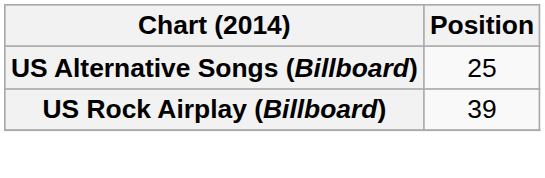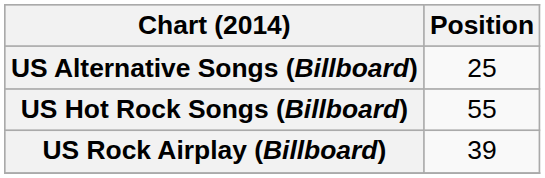+ row: (214, 109)
